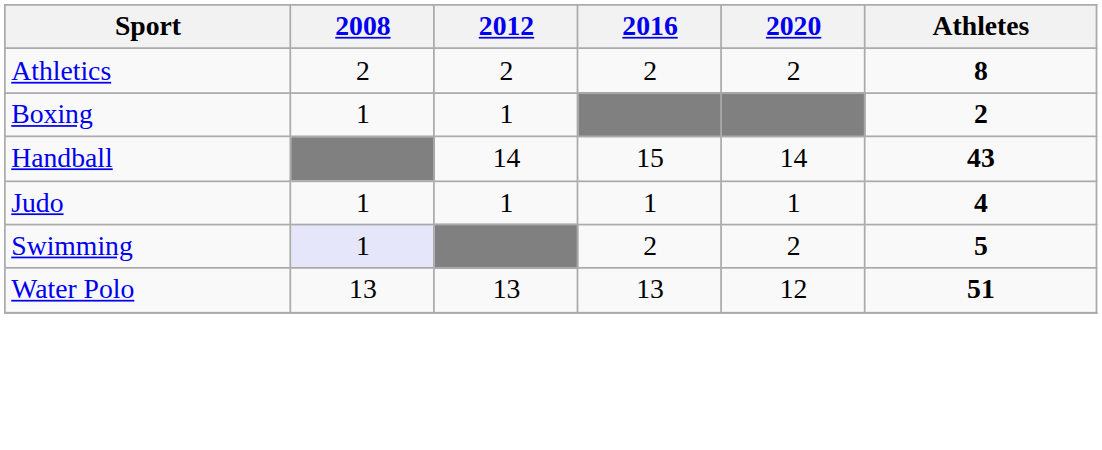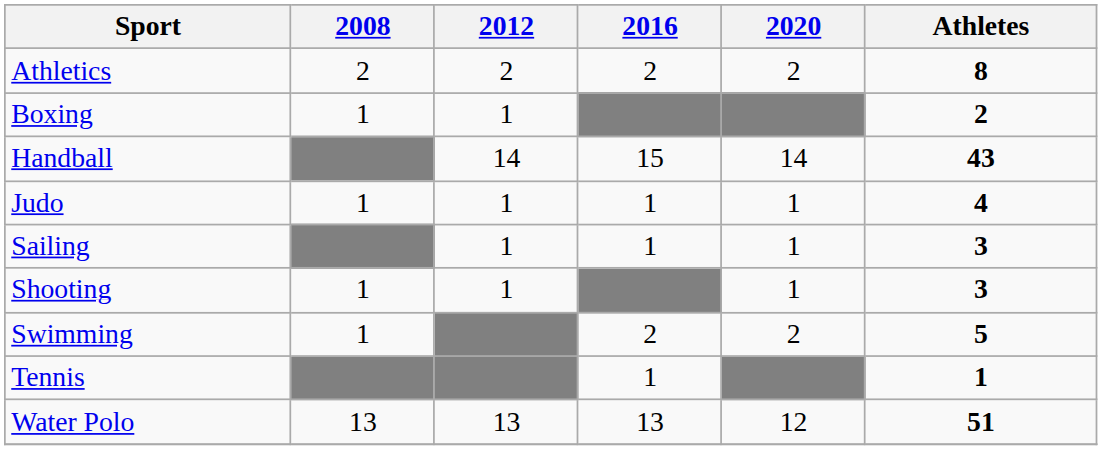+ row: (50, 245)
+ row: (61, 289)
(363, 245) lavender background -> (363, 333) no background
+ row: (48, 377)
